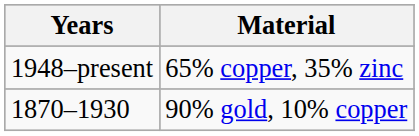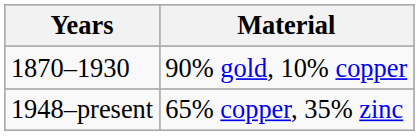rows swapped: (70, 109) <-> (82, 67)
